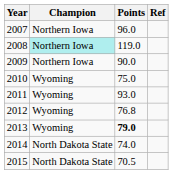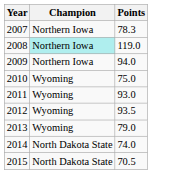- column: (158, 12)
(127, 29) 96.0 -> (127, 29) 78.3
(127, 62) 90.0 -> (127, 62) 94.0
(127, 111) 76.8 -> (127, 111) 93.5
(127, 128) bold -> (127, 128) normal
